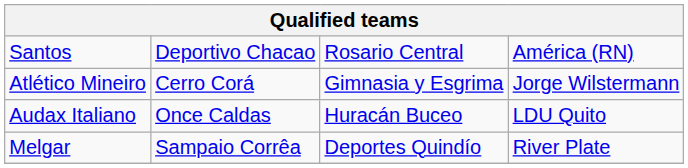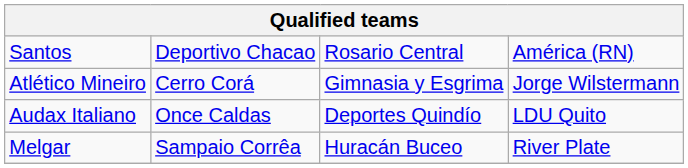(393, 115) Huracán Buceo -> (403, 115) Deportes Quindío
(403, 147) Deportes Quindío -> (393, 147) Huracán Buceo
